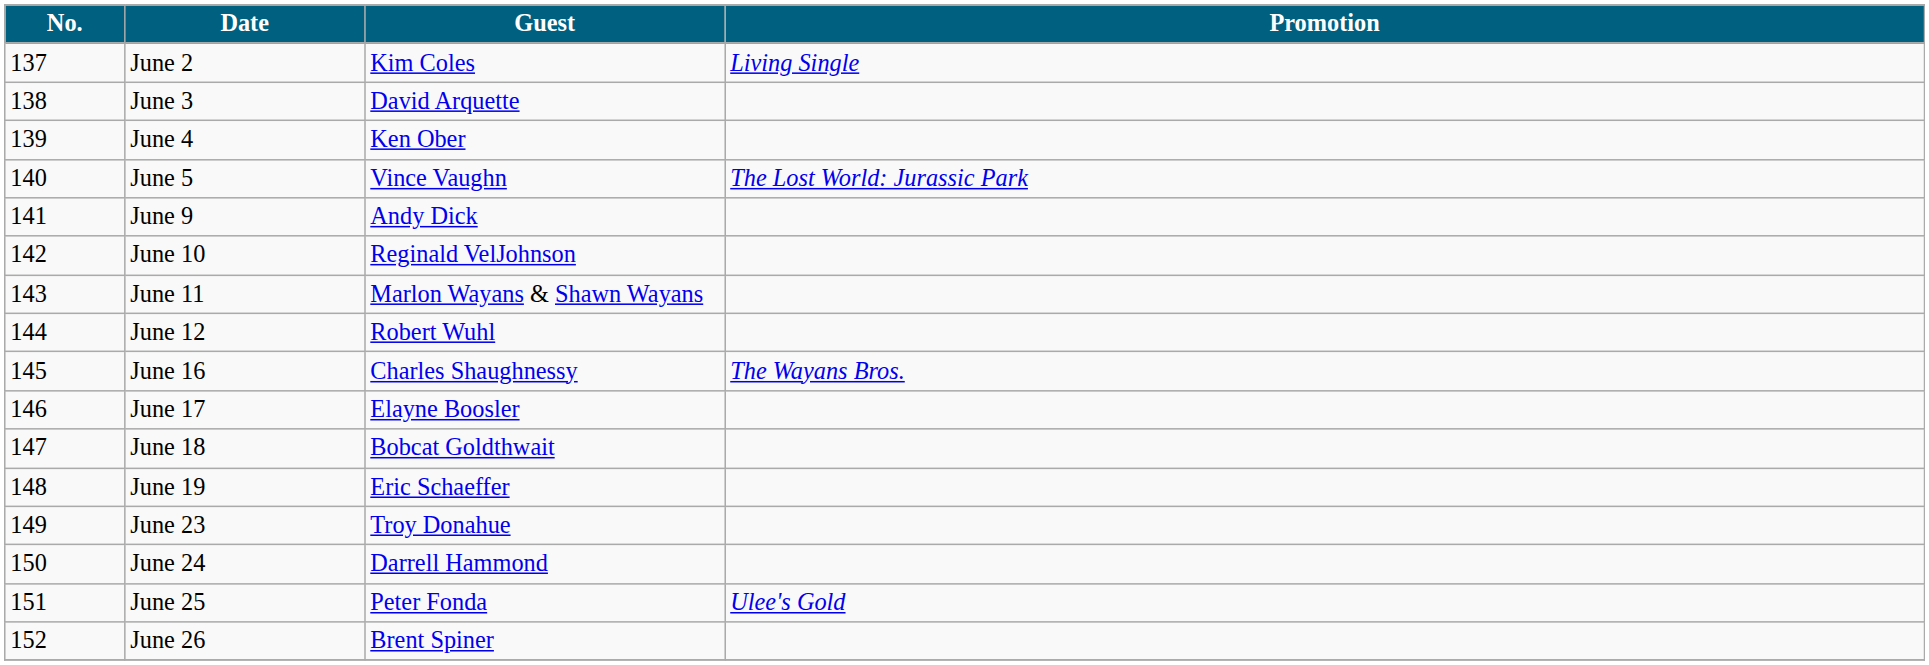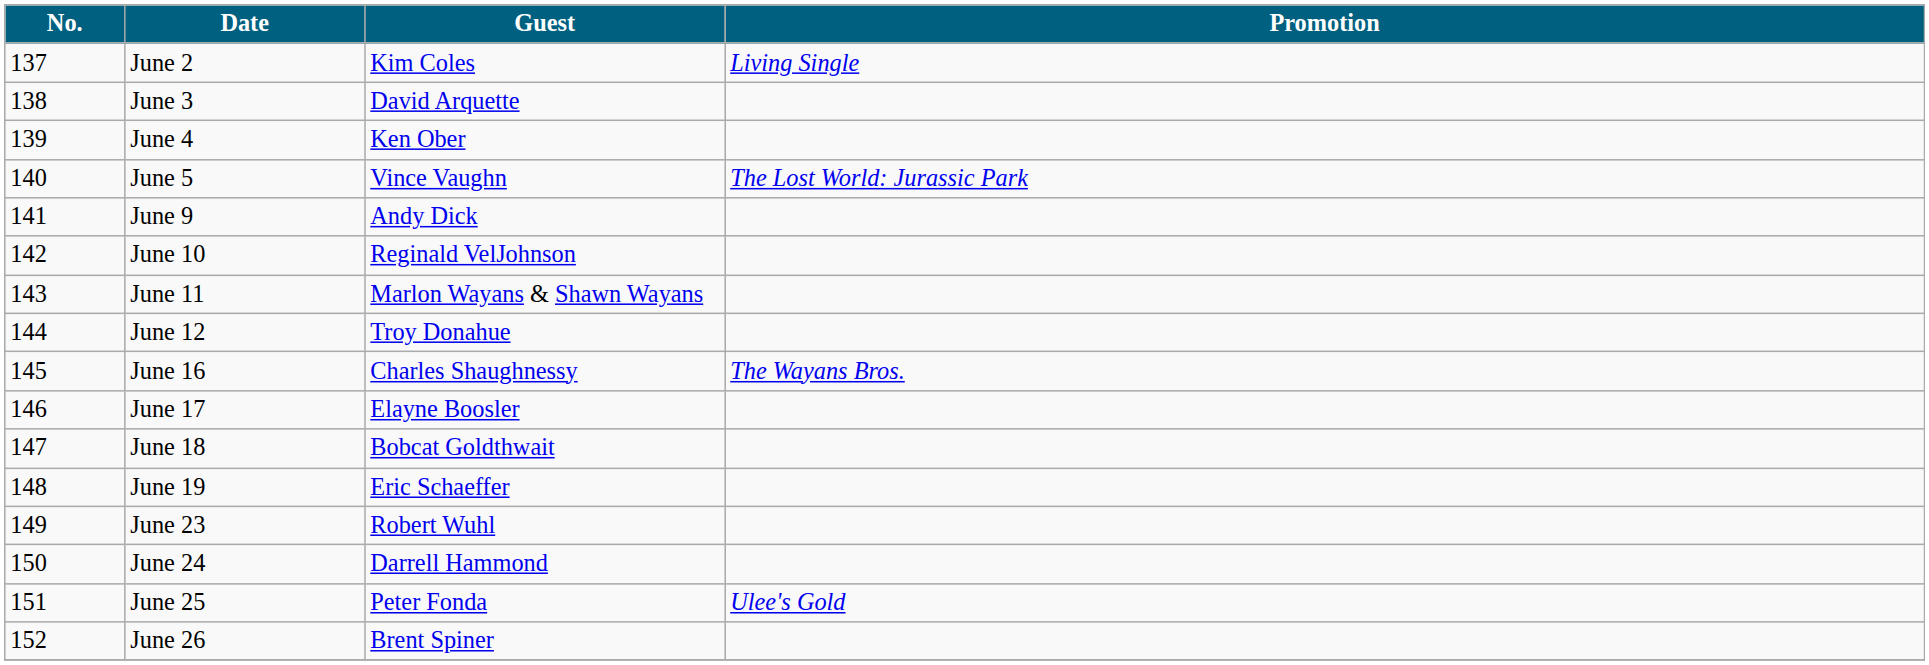(433, 332) Robert Wuhl -> (440, 332) Troy Donahue
(440, 525) Troy Donahue -> (433, 525) Robert Wuhl
